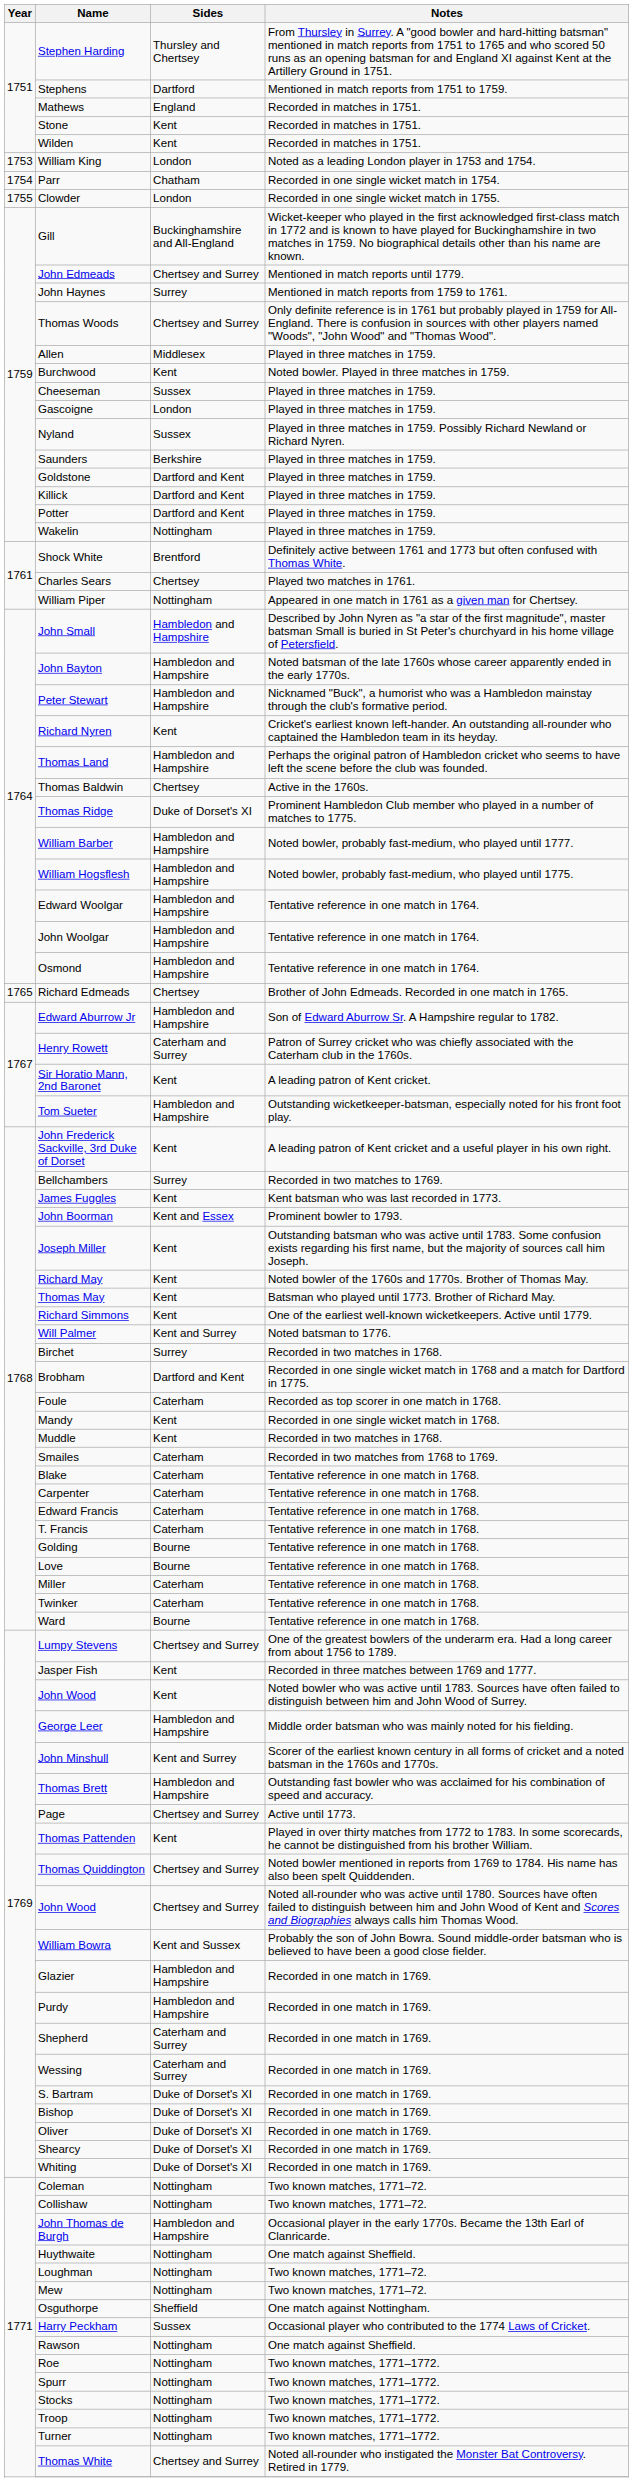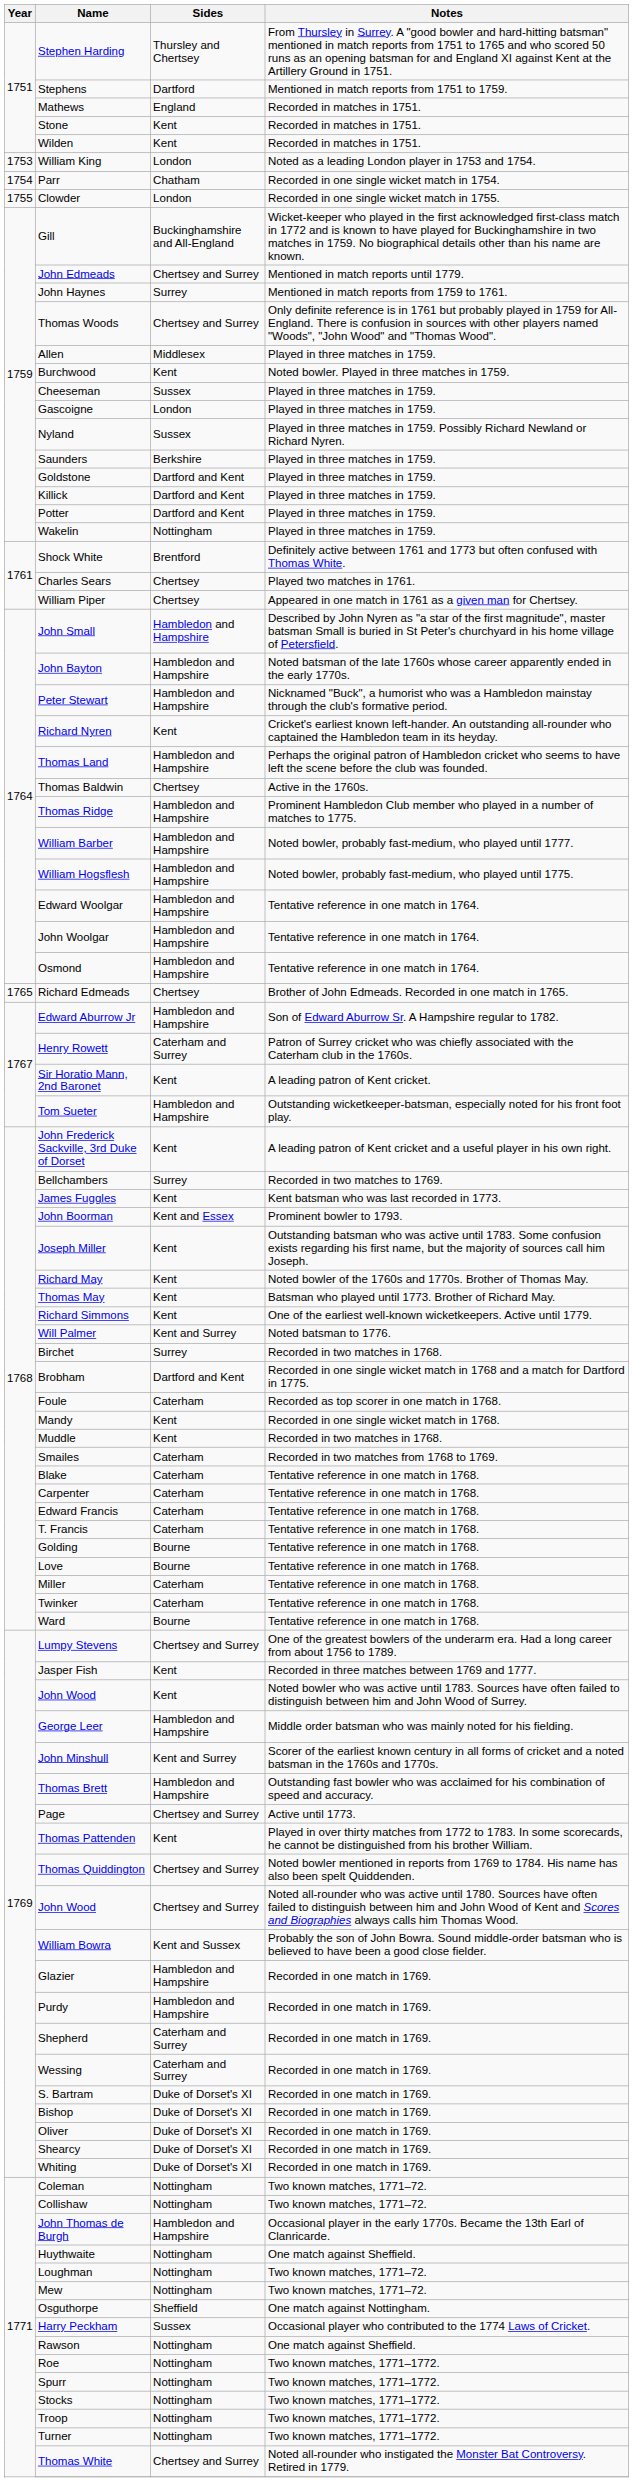(183, 599) Nottingham -> (176, 599) Chertsey
(203, 812) Duke of Dorset's XI -> (194, 812) Hambledon and Hampshire
